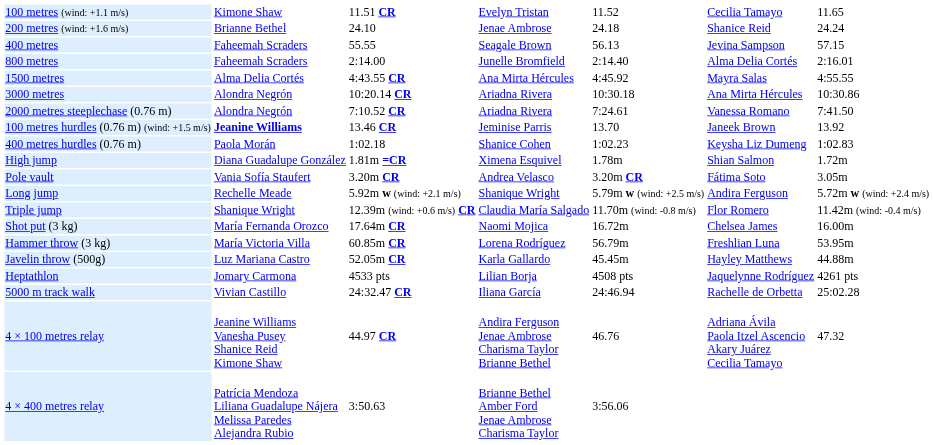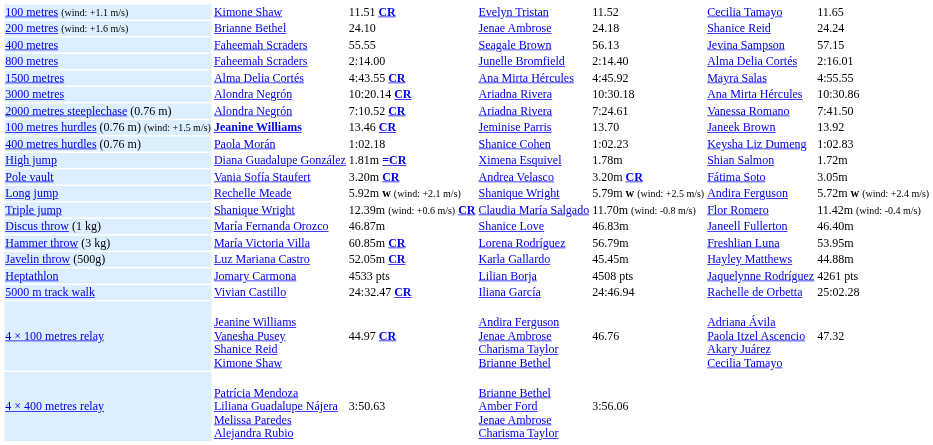- row: (41, 226)
+ row: (53, 226)
